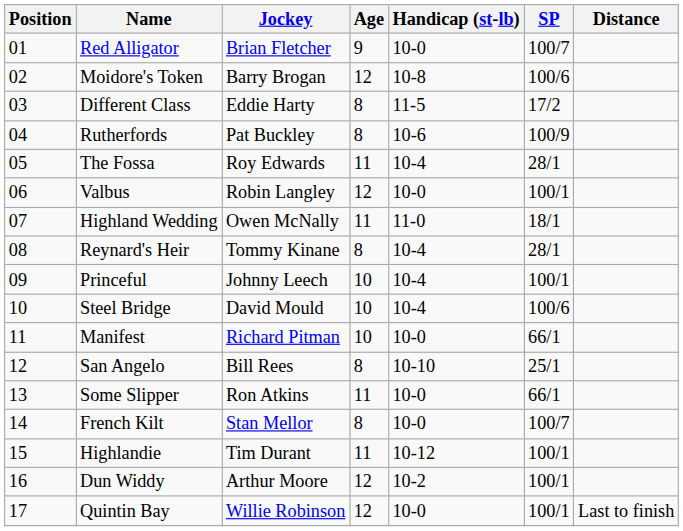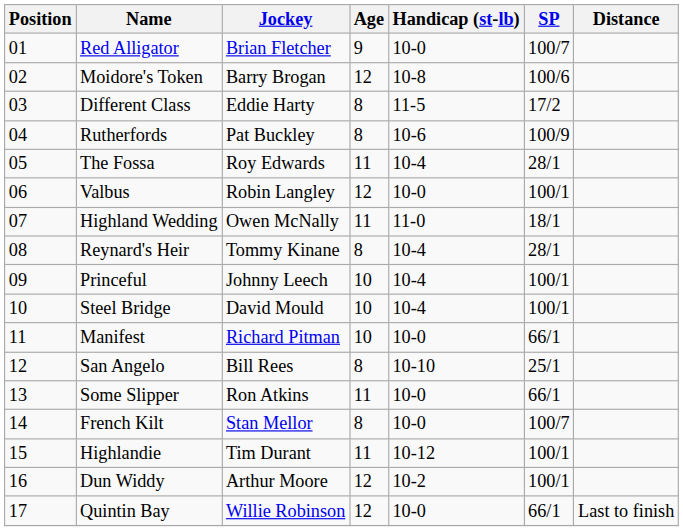(549, 308) 100/6 -> (549, 308) 100/1
(549, 510) 100/1 -> (544, 510) 66/1
